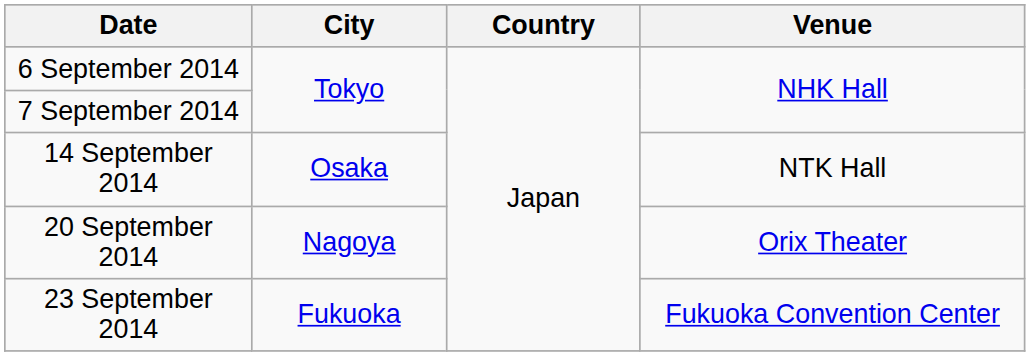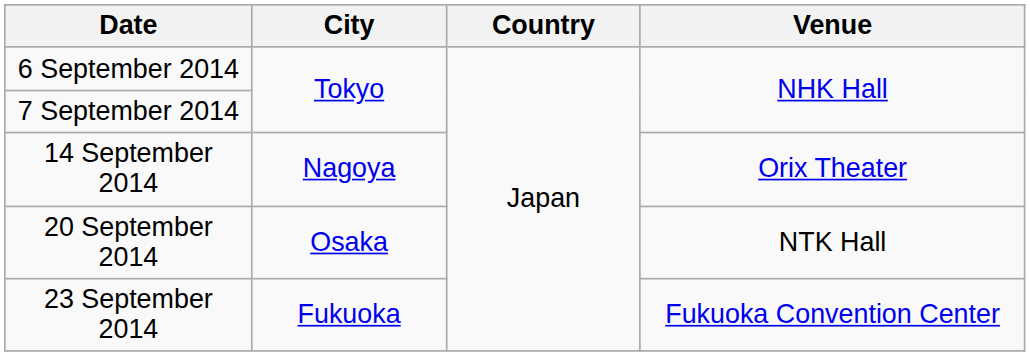(349, 168) Osaka -> (349, 168) Nagoya
(833, 168) NTK Hall -> (833, 168) Orix Theater
(349, 241) Nagoya -> (349, 241) Osaka
(833, 241) Orix Theater -> (833, 241) NTK Hall
